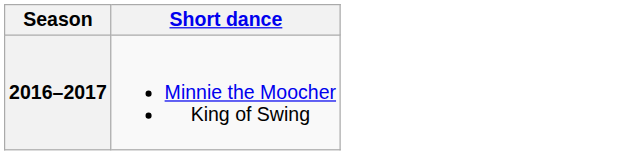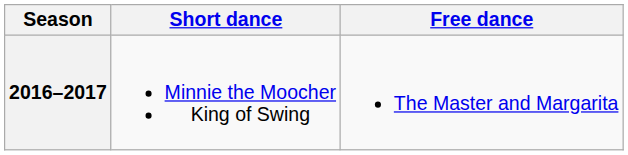+ column: (482, 19)
